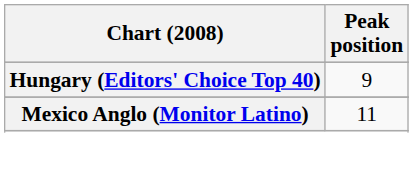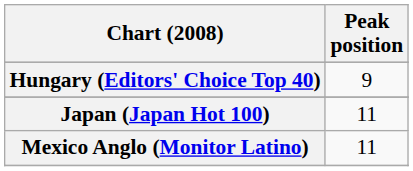+ row: (165, 113)
